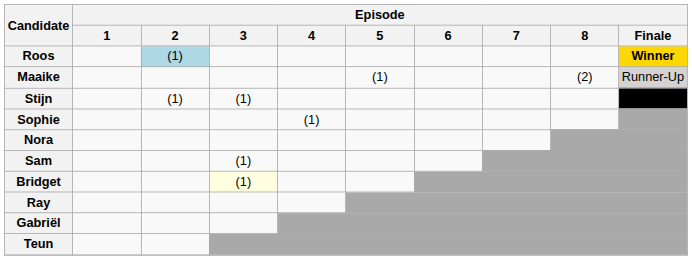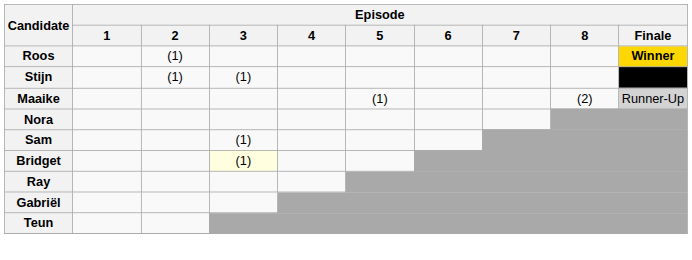(175, 56) lightblue background -> (175, 56) no background
rows swapped: (39, 98) <-> (39, 77)
- row: (39, 119)
